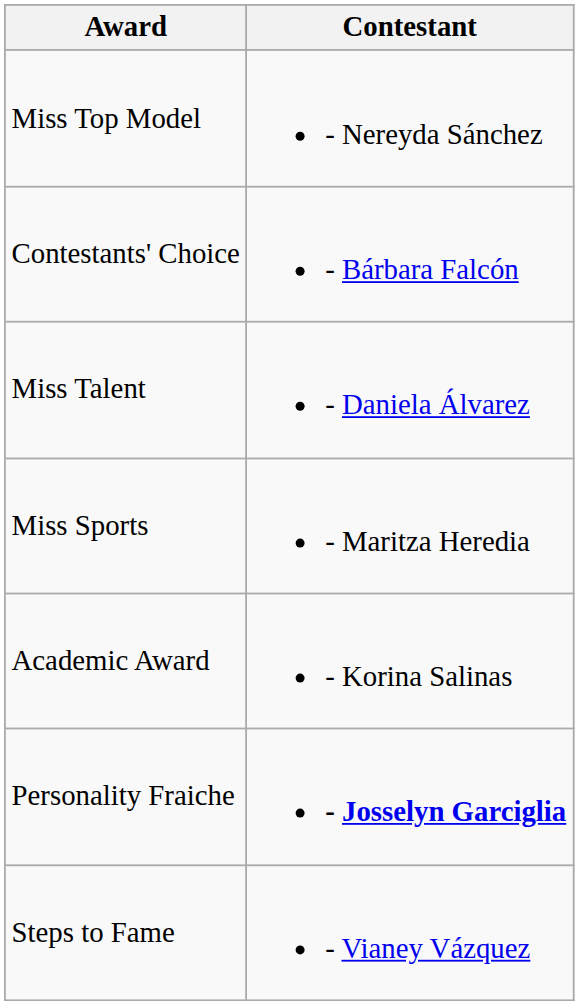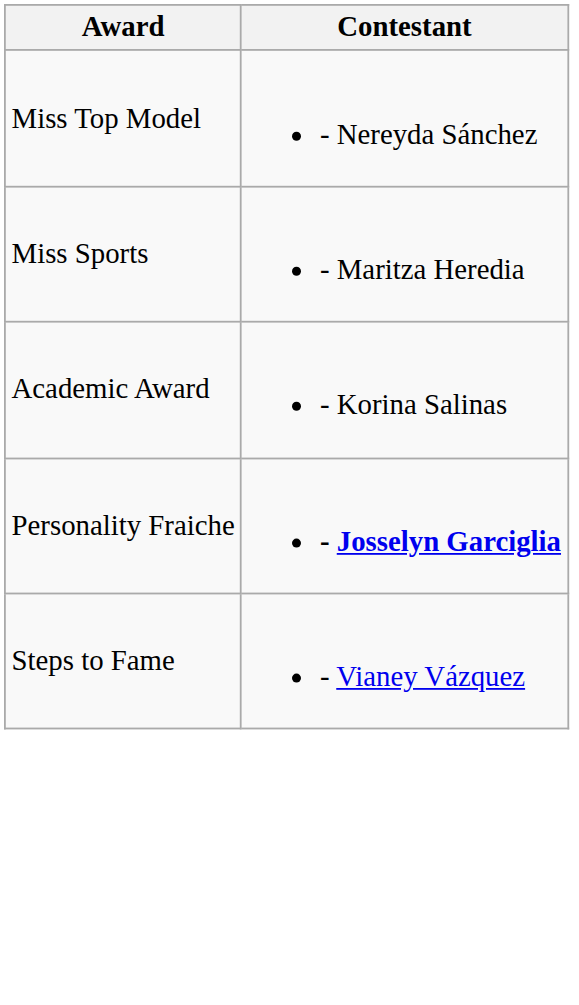- row: (126, 253)
- row: (79, 389)
